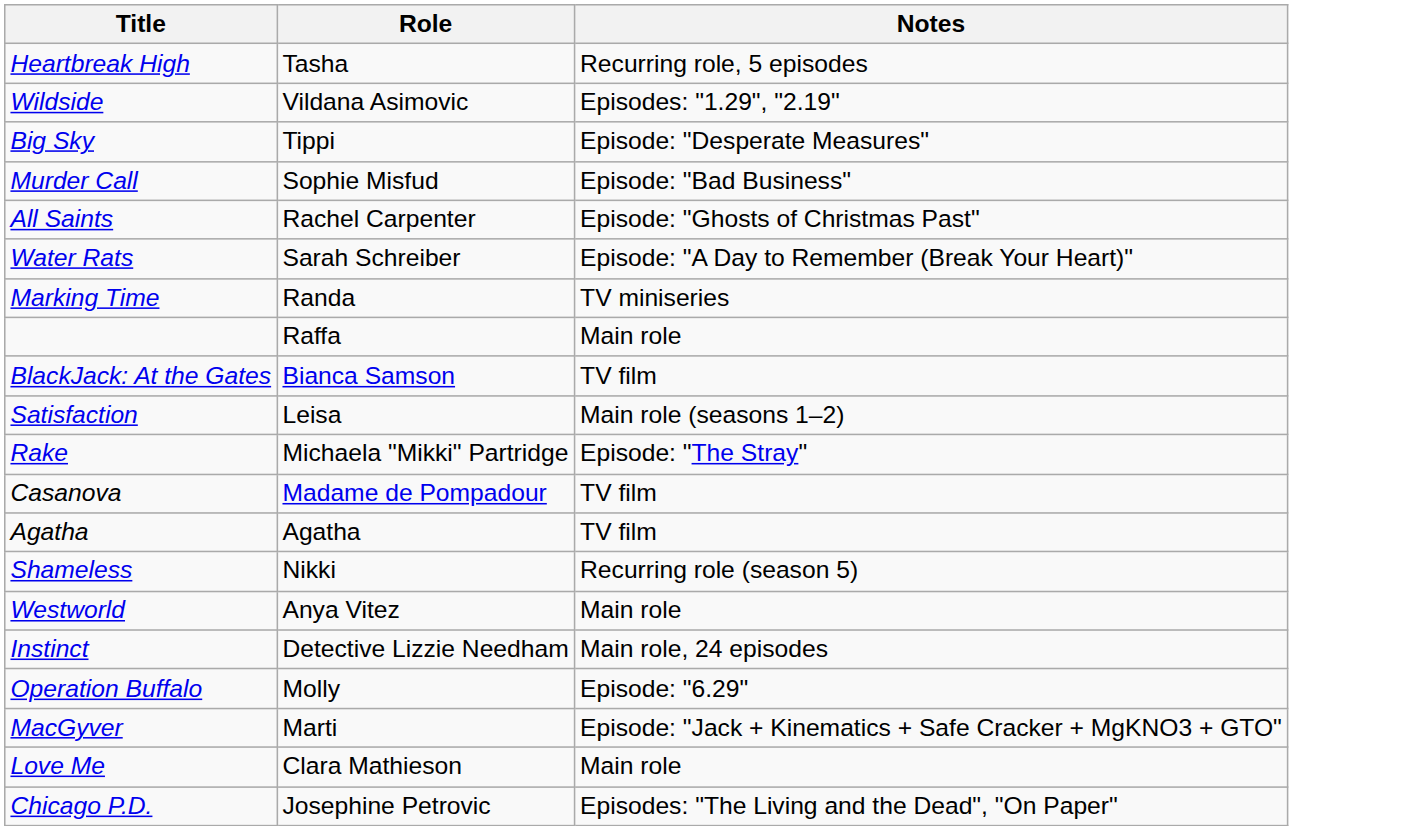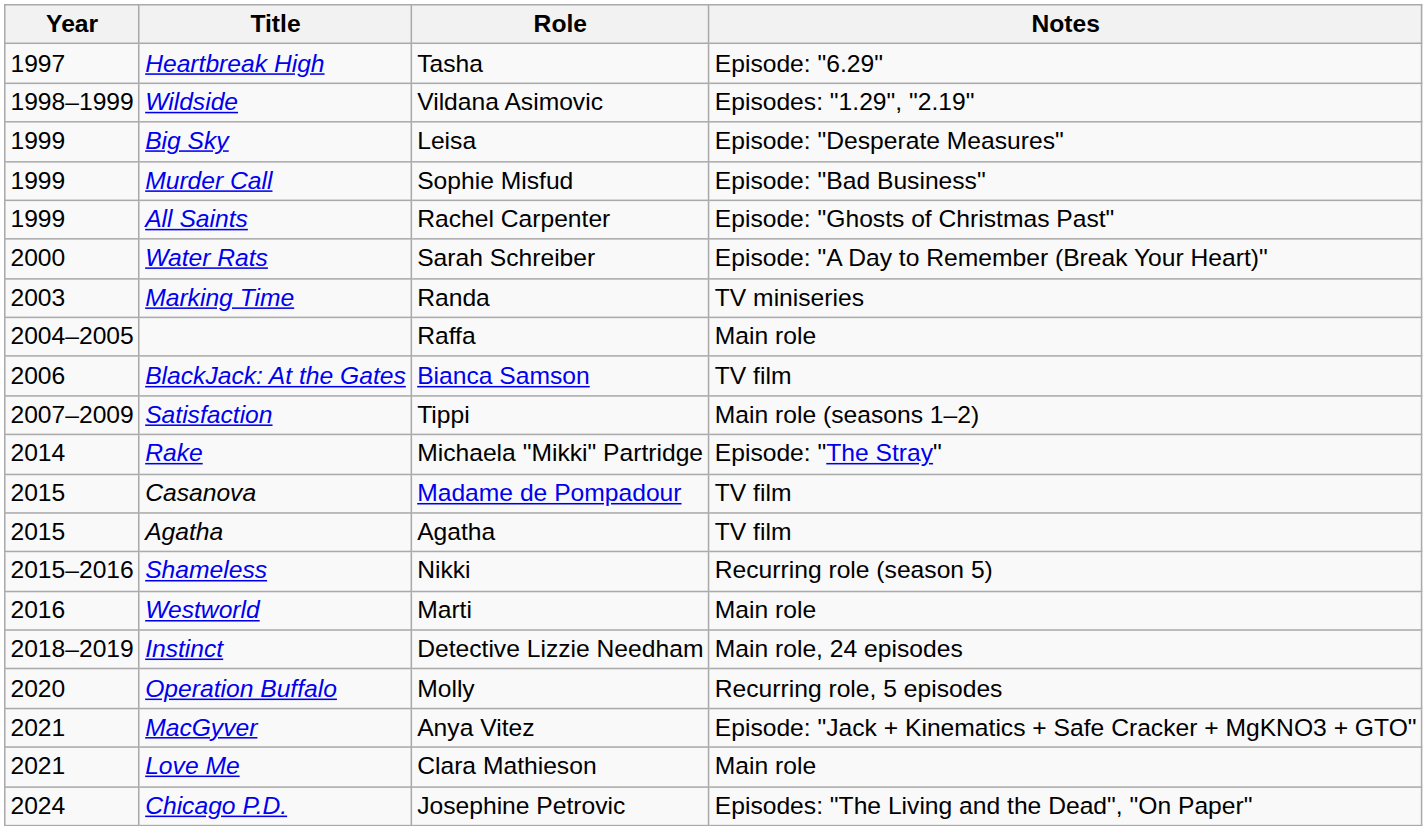+ column: (72, 24)
(724, 63) Recurring role, 5 episodes -> (799, 63) Episode: "6.29"
(309, 141) Tippi -> (447, 141) Leisa
(312, 414) Leisa -> (443, 414) Tippi
(341, 610) Anya Vitez -> (445, 610) Marti
(664, 688) Episode: "6.29" -> (859, 688) Recurring role, 5 episodes
(310, 727) Marti -> (476, 727) Anya Vitez
